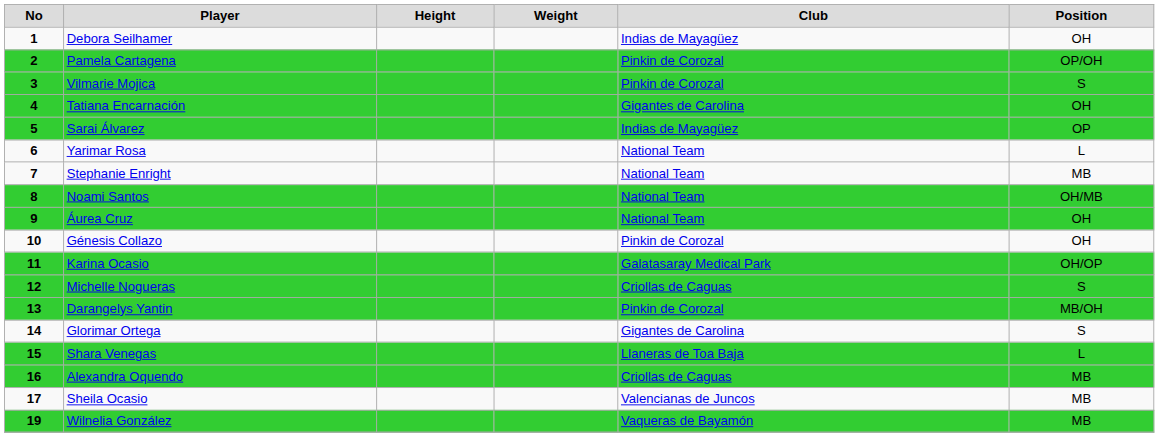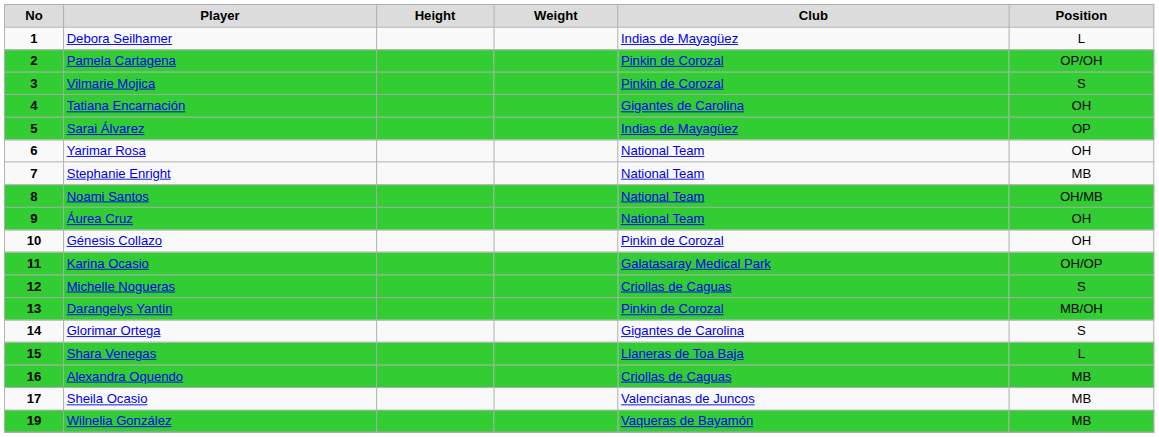(1081, 38) OH -> (1081, 38) L
(1081, 151) L -> (1081, 151) OH
